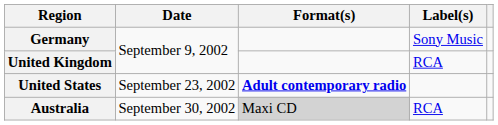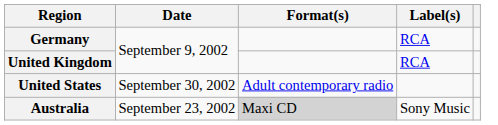(448, 39) Sony Music -> (415, 39) RCA
(177, 85) September 23, 2002 -> (177, 85) September 30, 2002
(324, 85) bold -> (318, 85) normal
(177, 108) September 30, 2002 -> (177, 108) September 23, 2002
(428, 108) RCA -> (435, 108) Sony Music
